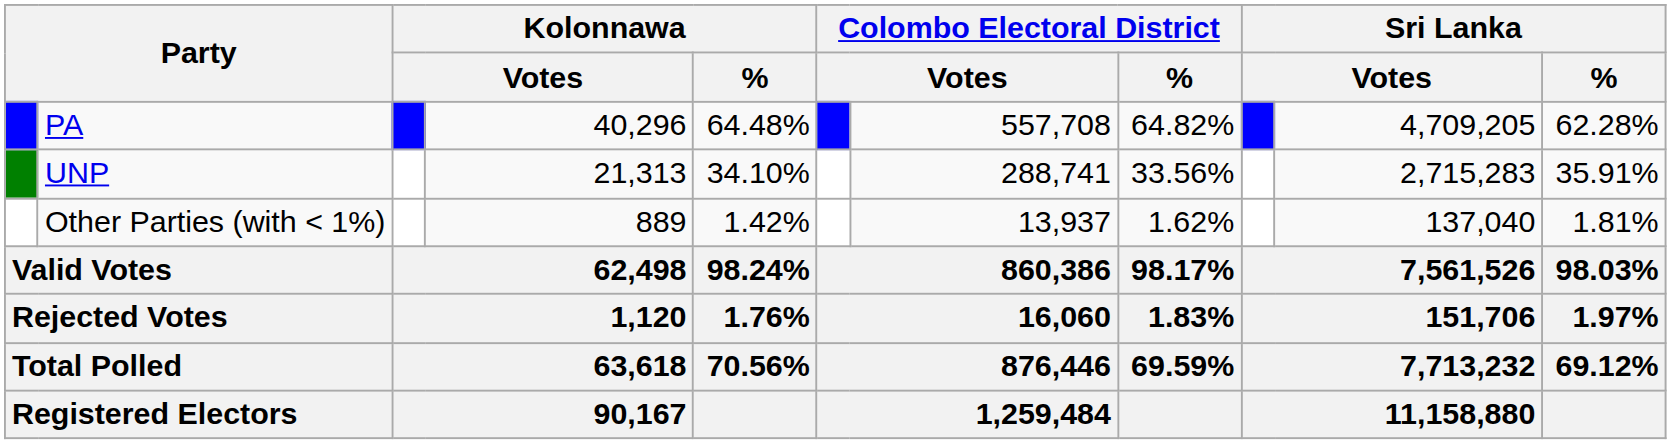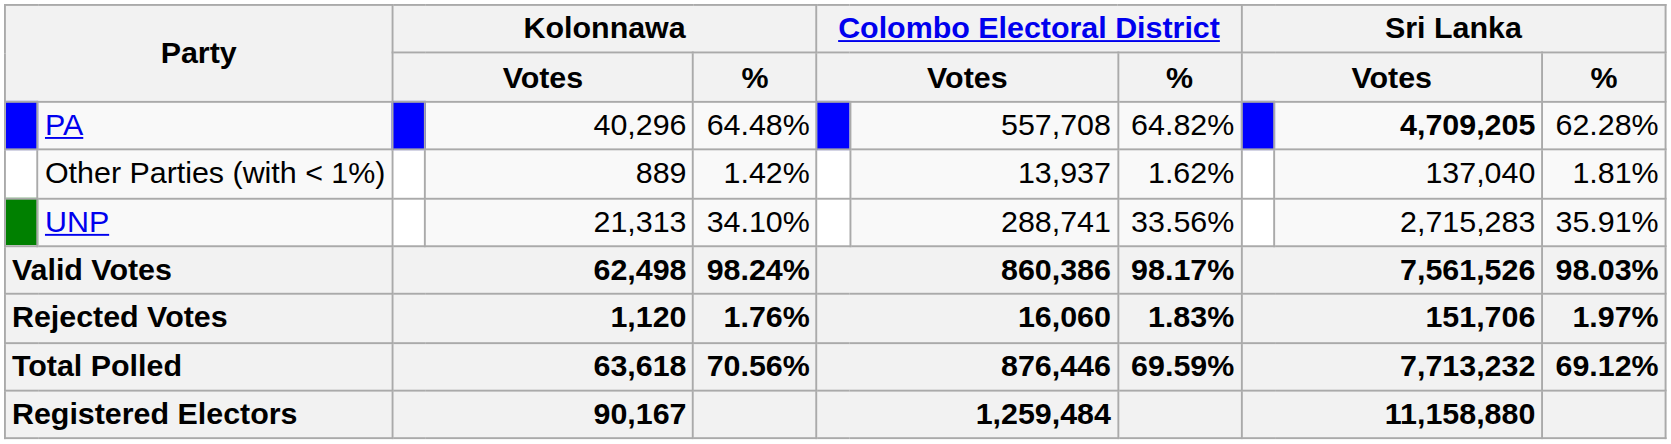(1468, 125) normal -> (1468, 125) bold
rows swapped: (77, 173) <-> (215, 221)
